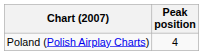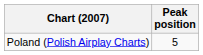(175, 42) 4 -> (175, 42) 5
